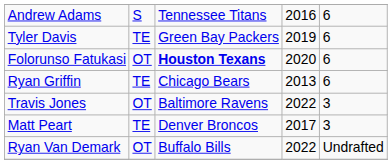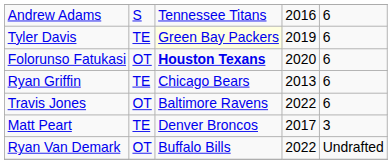(219, 37) no background -> (219, 37) lightyellow background
(327, 103) 3 -> (327, 103) 6
